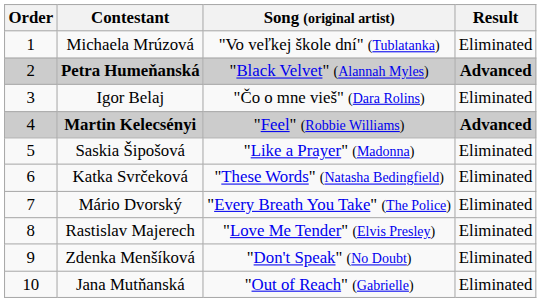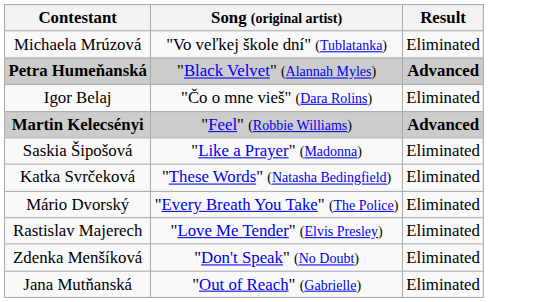- column: (31, 17)
